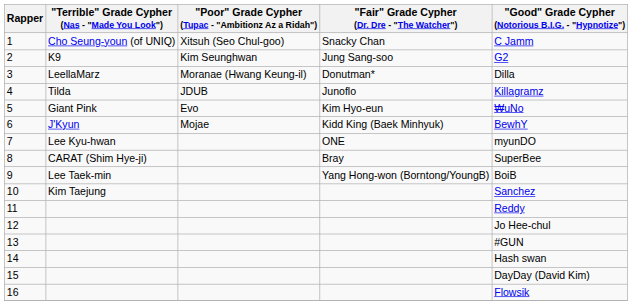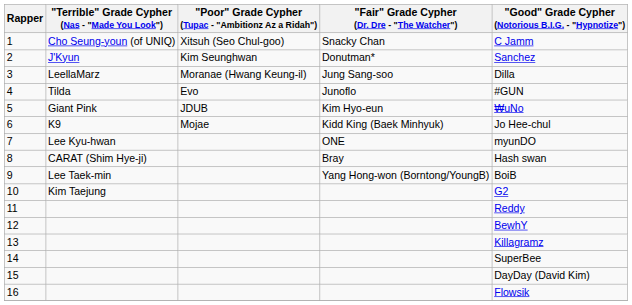(54, 58) K9 -> (64, 58) J'Kyun
(358, 58) Jung Sang-soo -> (348, 58) Donutman*
(501, 58) G2 -> (515, 58) Sanchez
(348, 74) Donutman* -> (358, 74) Jung Sang-soo
(194, 91) JDUB -> (189, 91) Evo
(519, 91) Killagramz -> (509, 91) #GUN
(189, 108) Evo -> (194, 108) JDUB
(64, 125) J'Kyun -> (54, 125) K9
(511, 125) BewhY -> (522, 125) Jo Hee-chul
(518, 158) SuperBee -> (520, 158) Hash swan
(515, 192) Sanchez -> (501, 192) G2
(522, 225) Jo Hee-chul -> (511, 225) BewhY
(509, 242) #GUN -> (519, 242) Killagramz
(520, 259) Hash swan -> (518, 259) SuperBee
